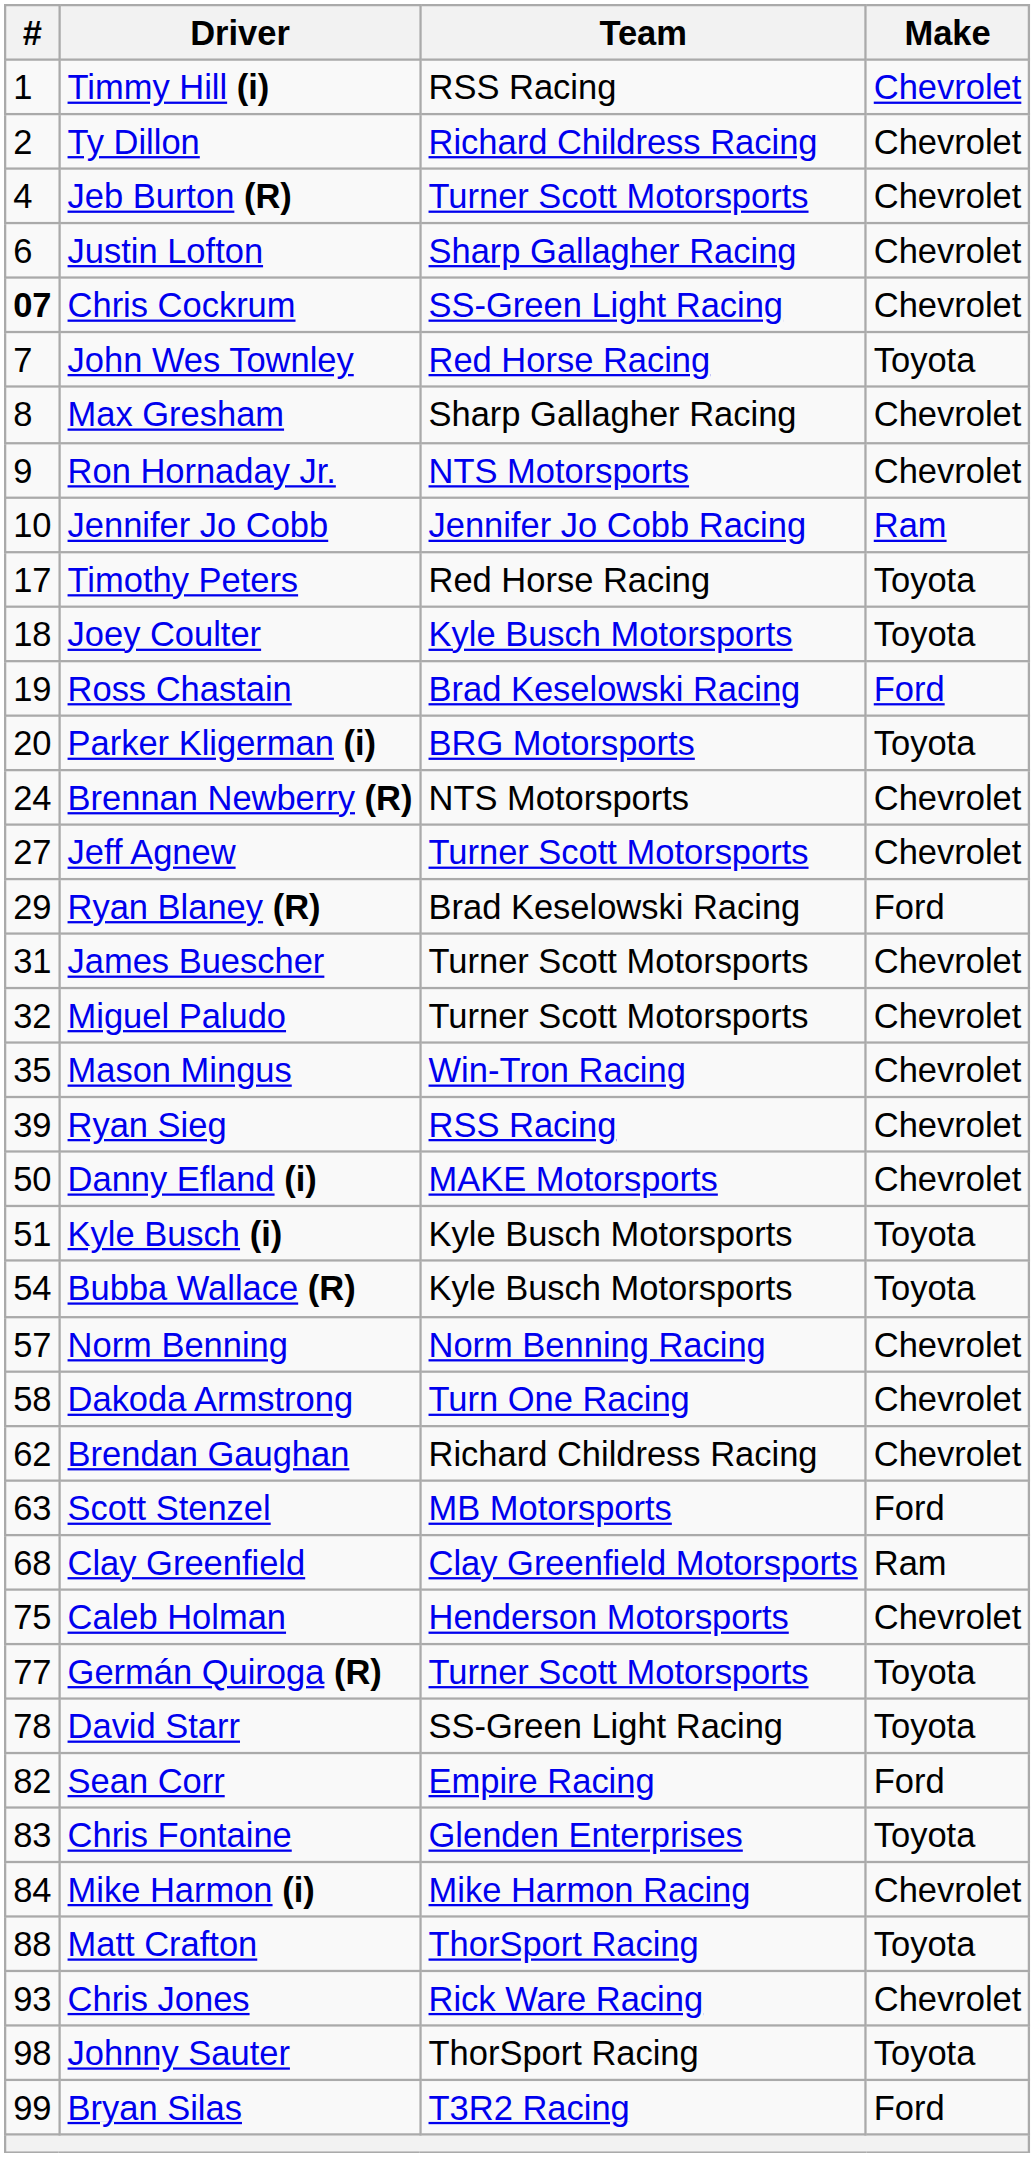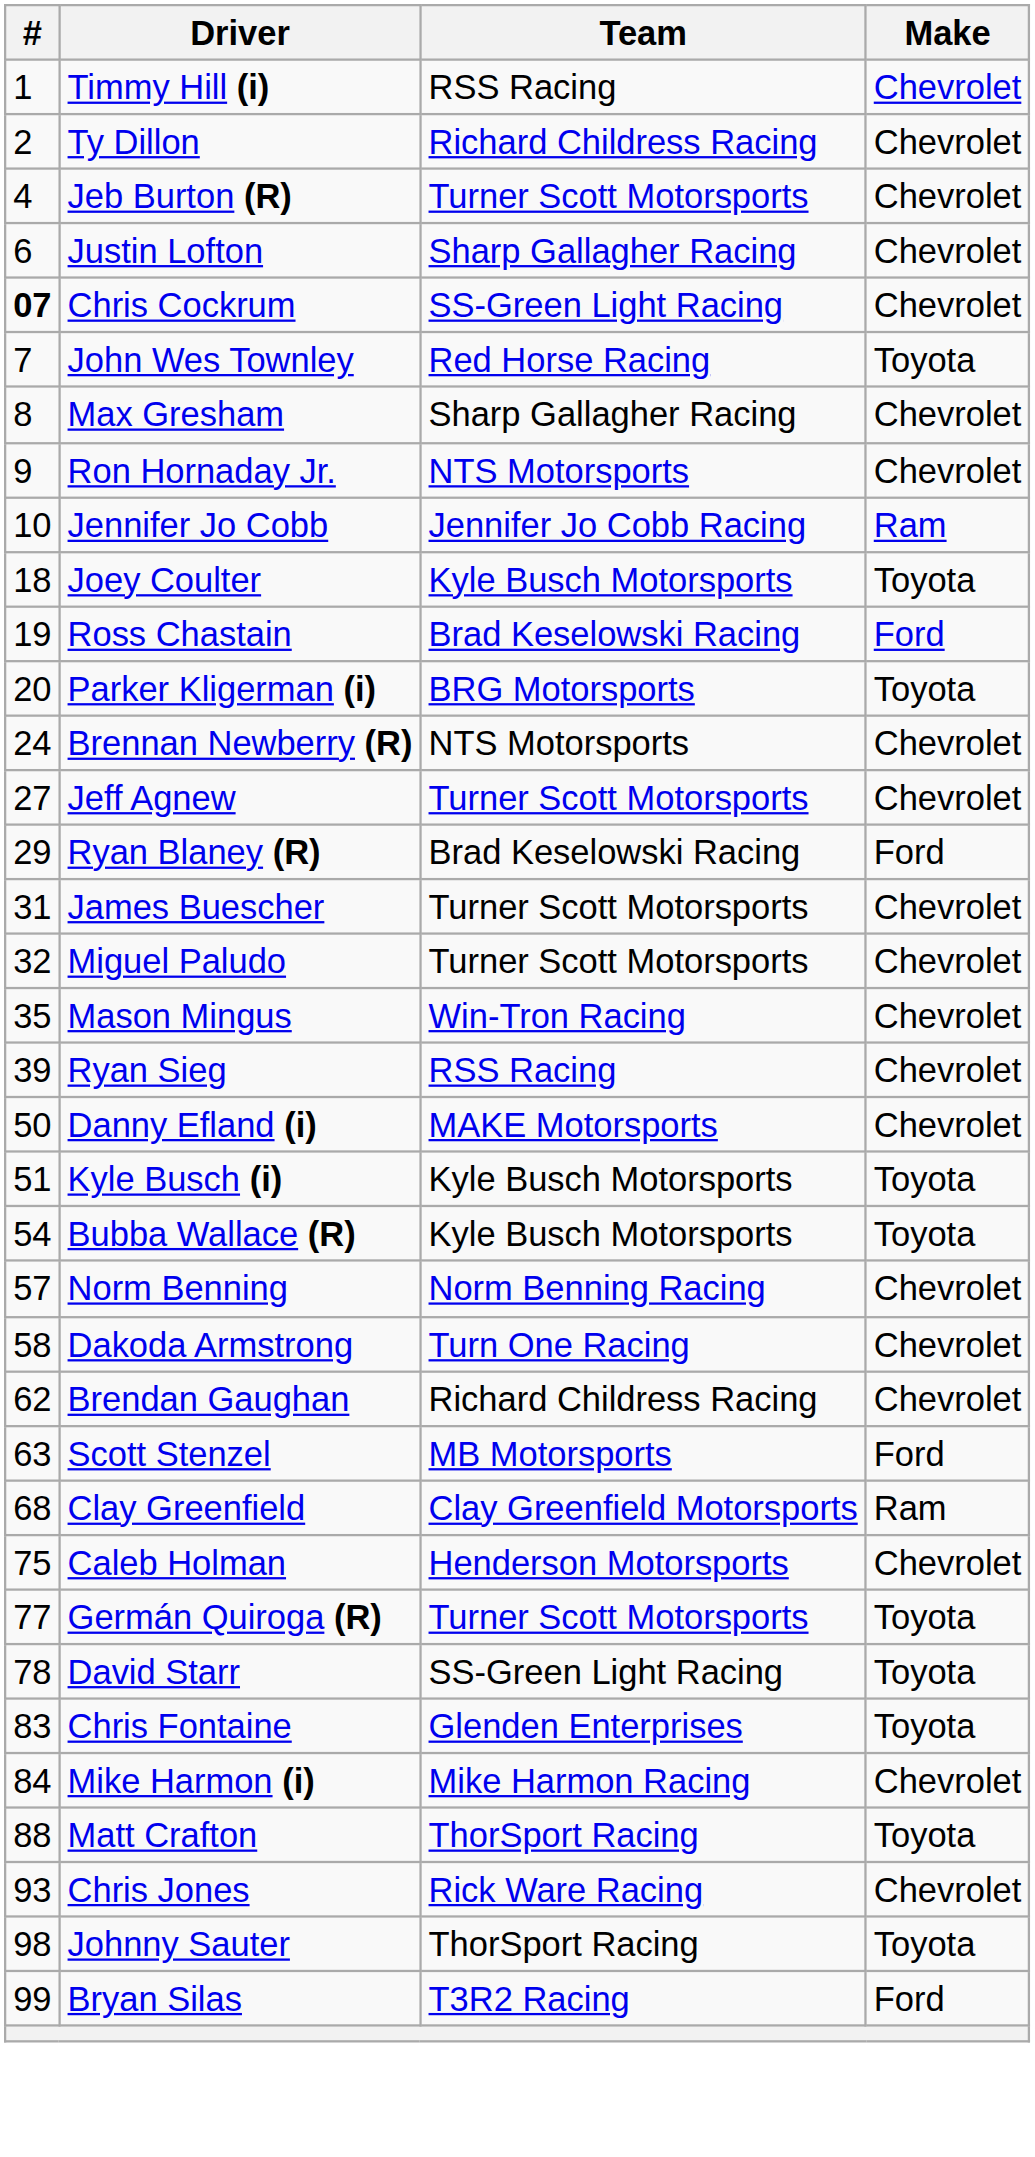- row: (183, 579)
- row: (146, 1781)
